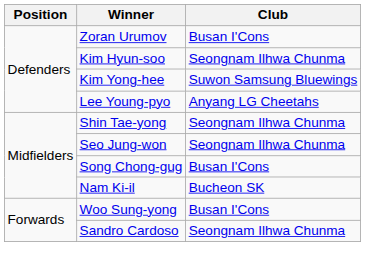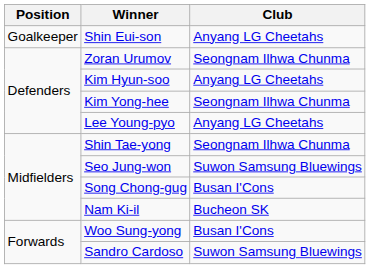+ row: (123, 36)
(229, 36) Busan I'Cons -> (271, 58) Seongnam Ilhwa Chunma
(267, 58) Seongnam Ilhwa Chunma -> (258, 79) Anyang LG Cheetahs
(273, 79) Suwon Samsung Bluewings -> (271, 101) Seongnam Ilhwa Chunma
(267, 144) Seongnam Ilhwa Chunma -> (278, 166) Suwon Samsung Bluewings
(267, 230) Seongnam Ilhwa Chunma -> (278, 252) Suwon Samsung Bluewings
